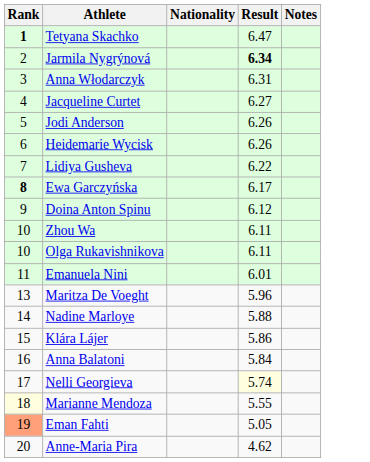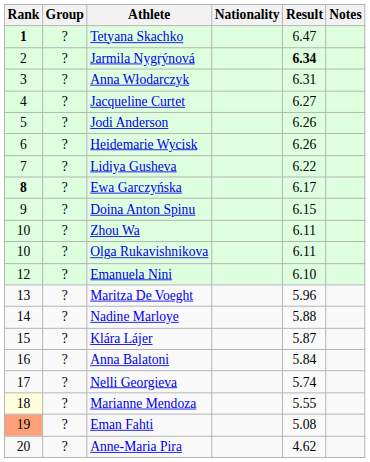+ column: (65, 15)
(260, 209) 6.12 -> (304, 209) 6.15
(23, 274) 11 -> (23, 274) 12
(260, 274) 6.01 -> (304, 274) 6.10
(260, 338) 5.86 -> (304, 338) 5.87
(260, 381) lightyellow background -> (304, 381) no background
(260, 425) 5.05 -> (304, 425) 5.08
